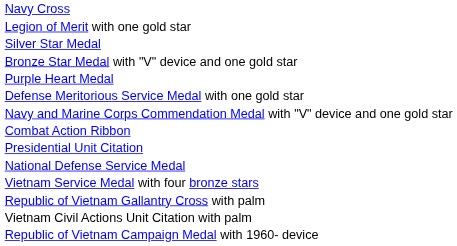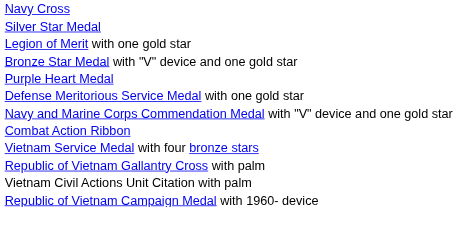rows swapped: (53, 44) <-> (98, 26)
- row: (74, 148)
- row: (95, 166)
